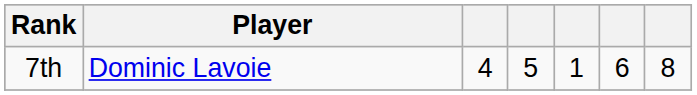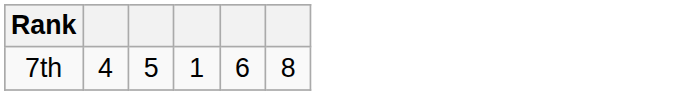- column: (272, 25)
